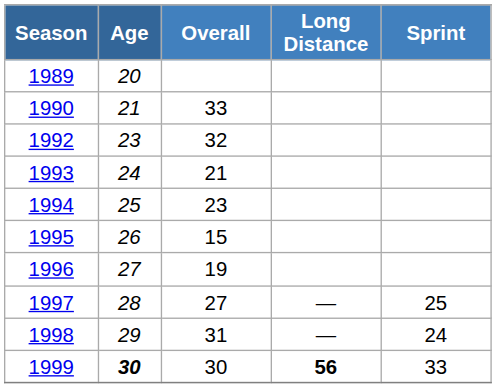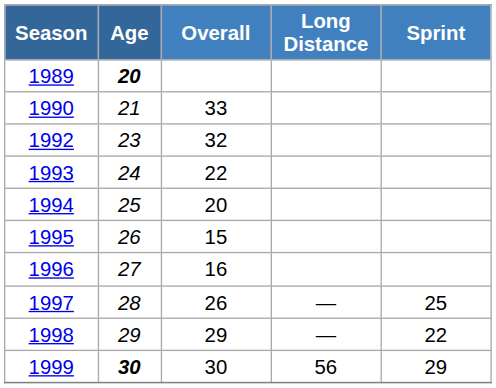(129, 76) normal -> (129, 76) bold
(216, 173) 21 -> (216, 173) 22
(216, 205) 23 -> (216, 205) 20
(216, 269) 19 -> (216, 269) 16
(216, 302) 27 -> (216, 302) 26
(216, 334) 31 -> (216, 334) 29
(436, 334) 24 -> (436, 334) 22
(326, 366) bold -> (326, 366) normal
(436, 366) 33 -> (436, 366) 29
